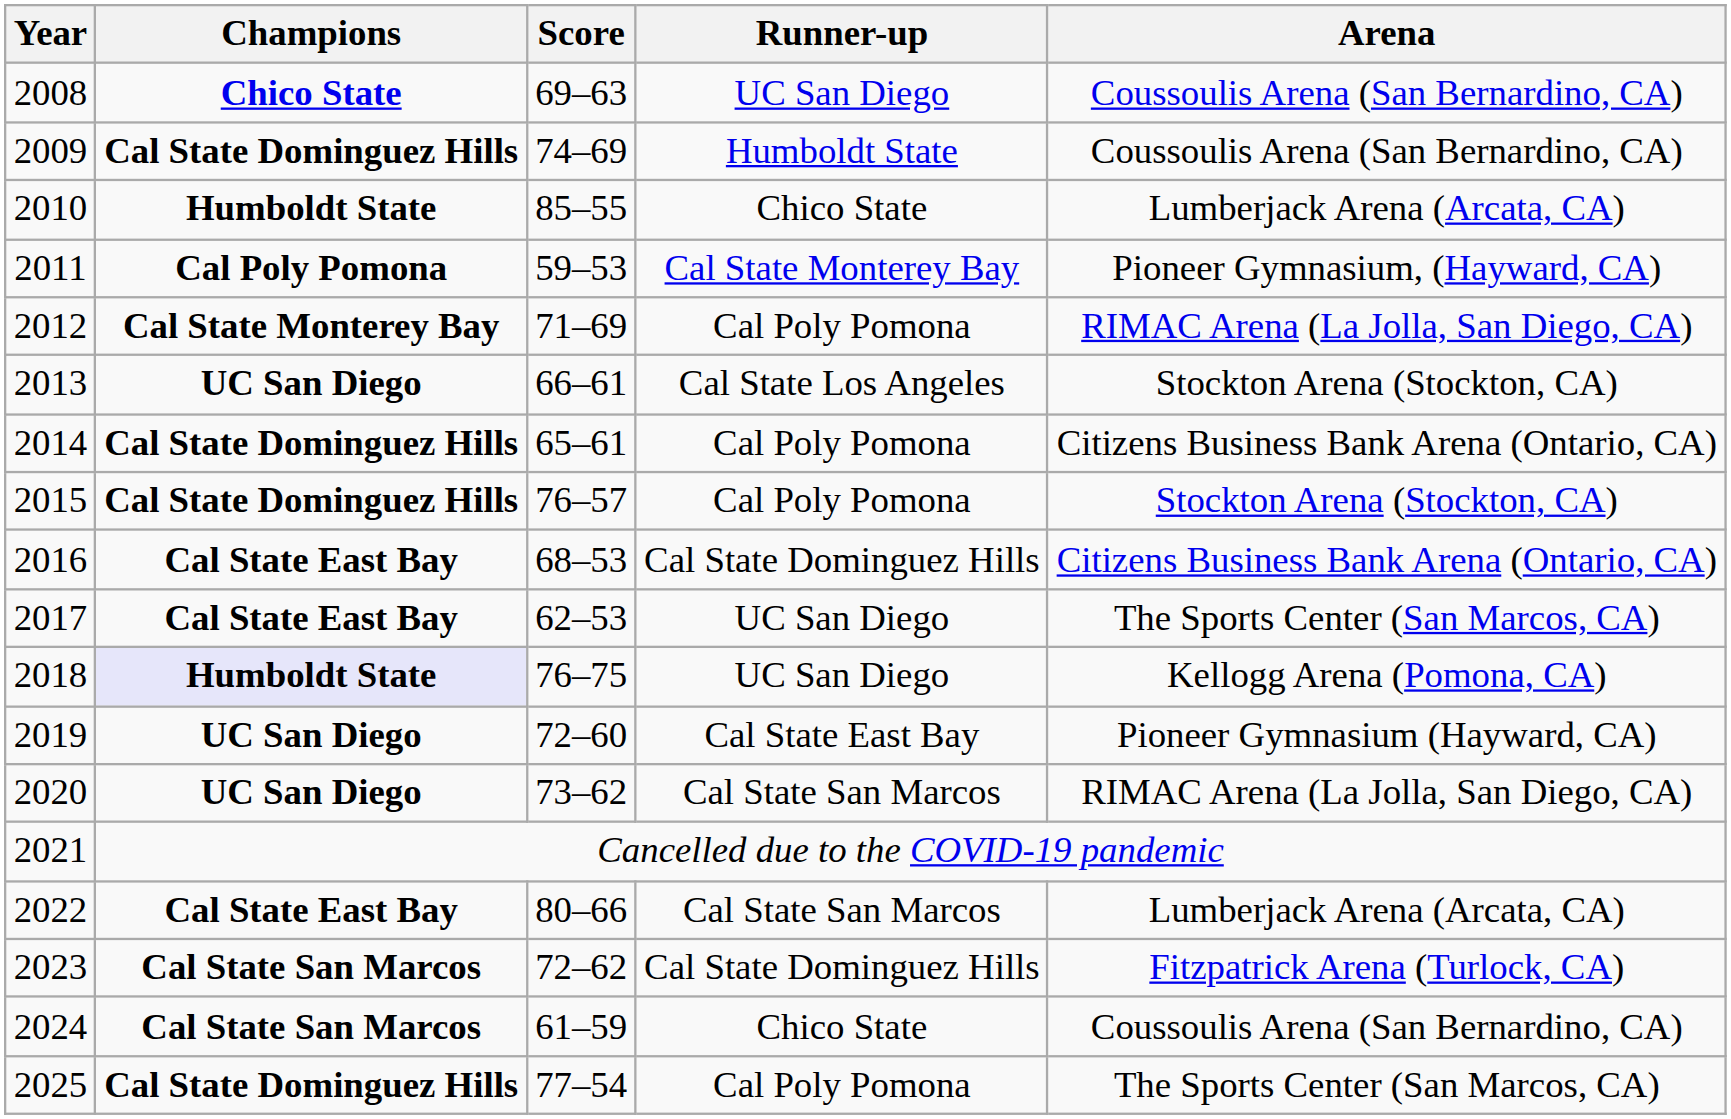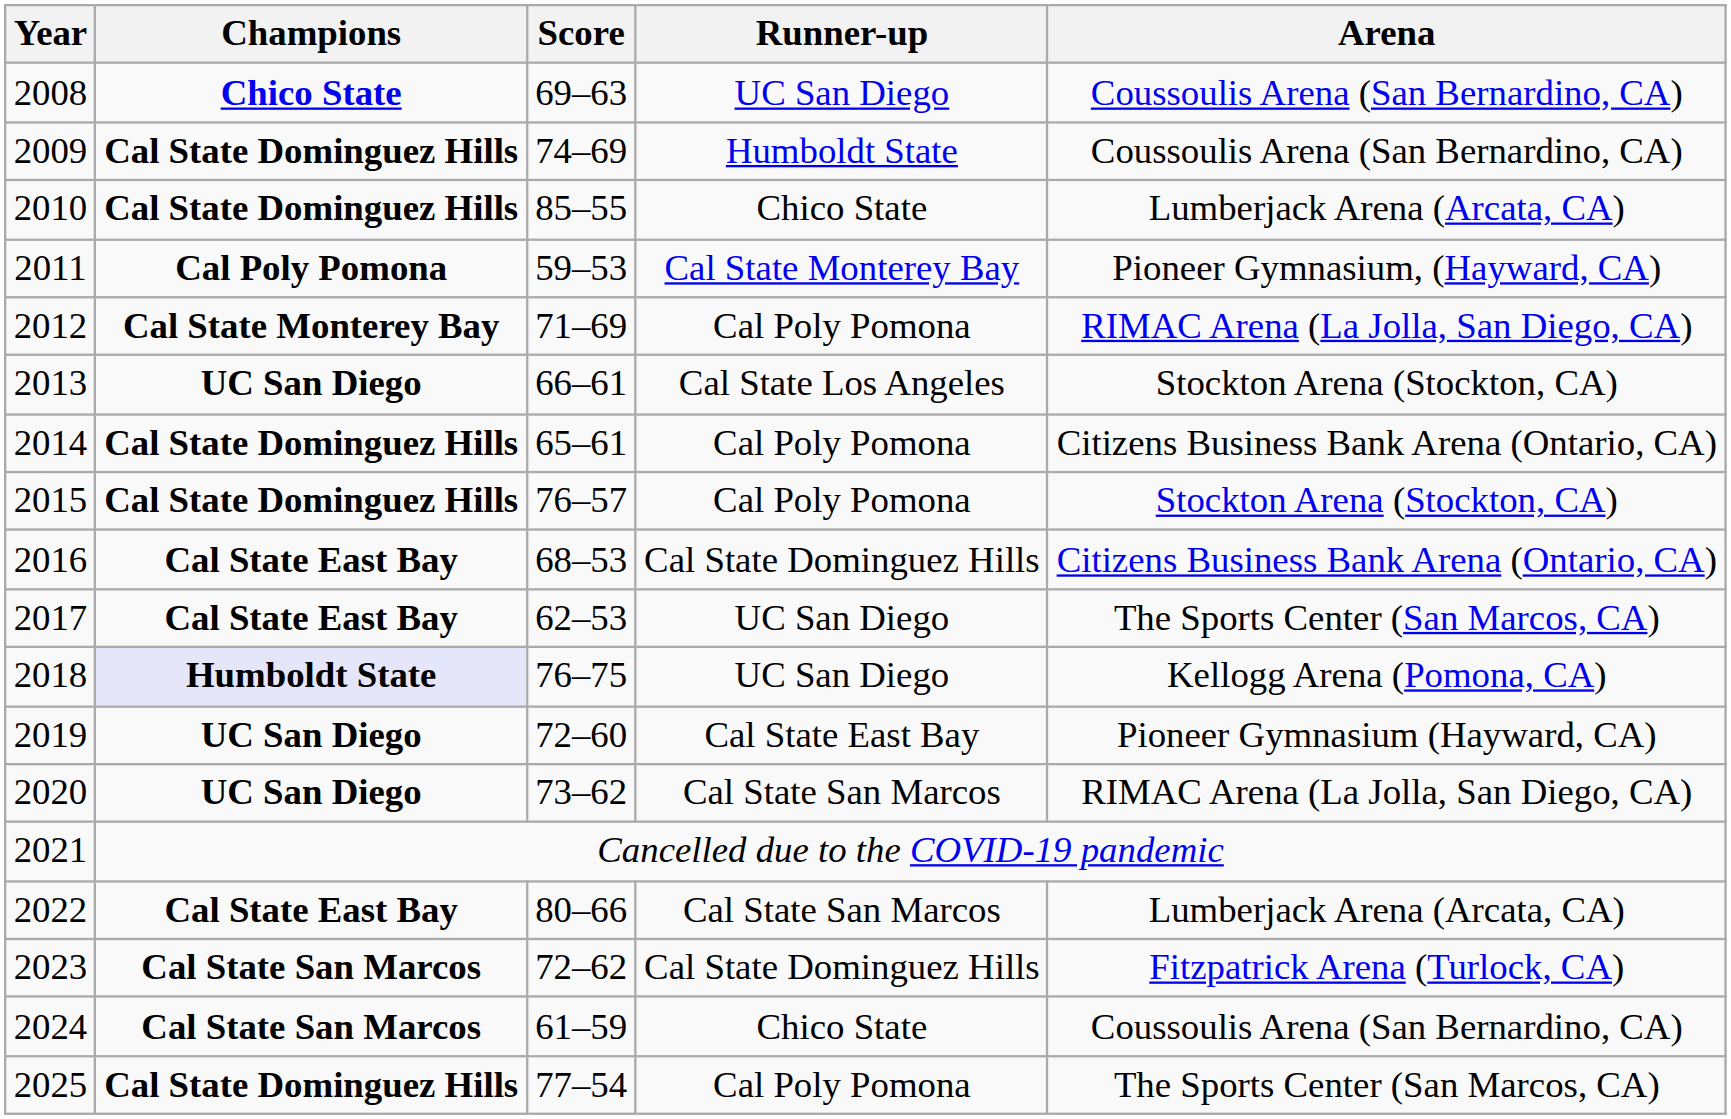(311, 208) Humboldt State -> (311, 208) Cal State Dominguez Hills
